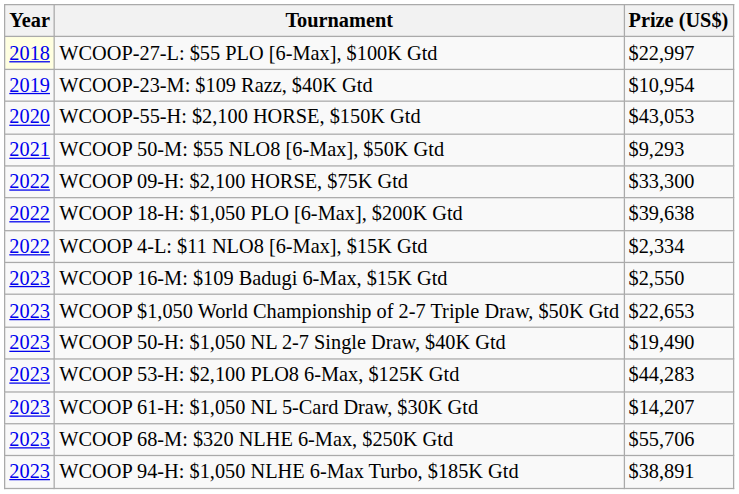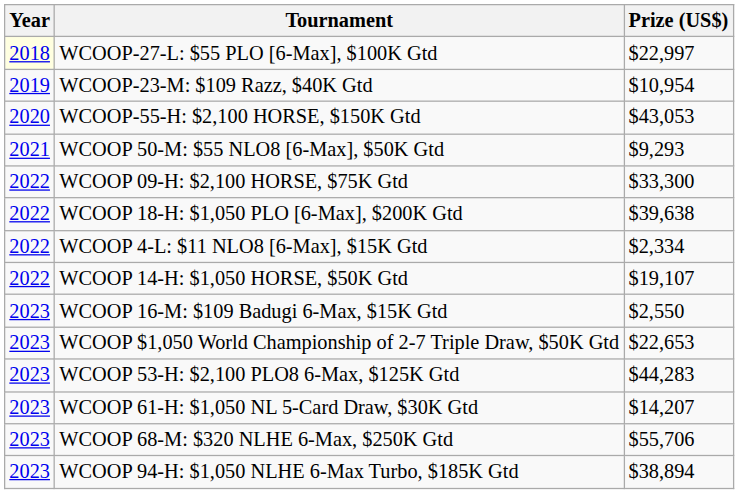+ row: (234, 278)
- row: (283, 342)
(662, 471) $38,891 -> (662, 471) $38,894
